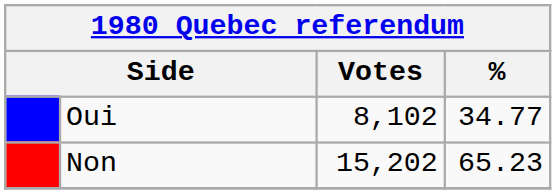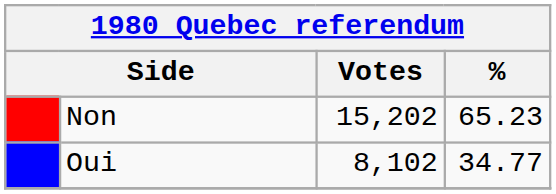rows swapped: (92, 165) <-> (92, 120)
